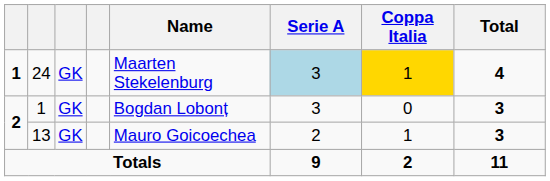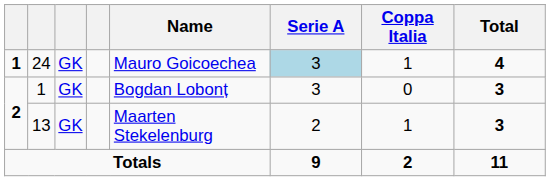(163, 72) Maarten Stekelenburg -> (185, 63) Mauro Goicoechea
(408, 72) gold background -> (408, 63) no background
(185, 135) Mauro Goicoechea -> (163, 126) Maarten Stekelenburg
